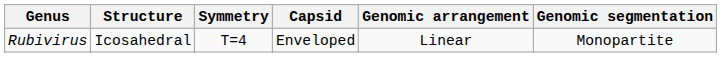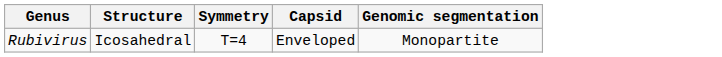- column: (446, 17)
